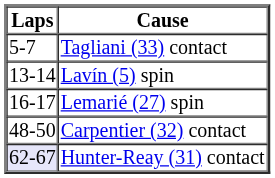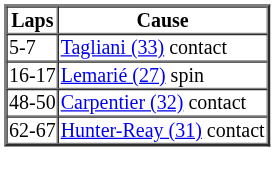- row: (117, 75)
(32, 157) lavender background -> (32, 130) no background
